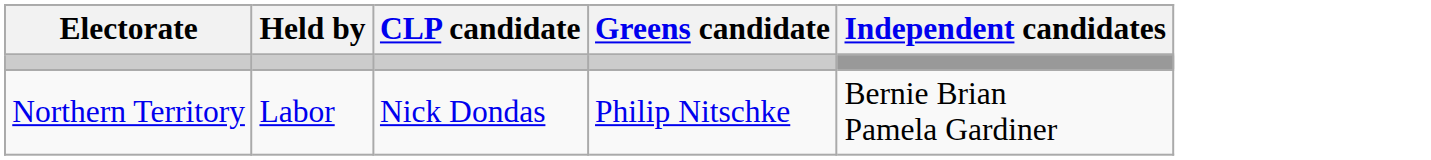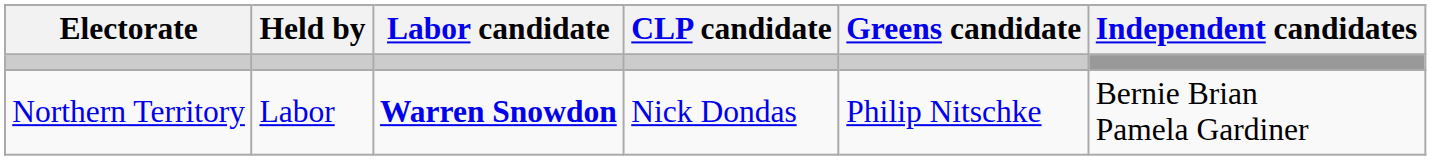+ column: (498, 29)
